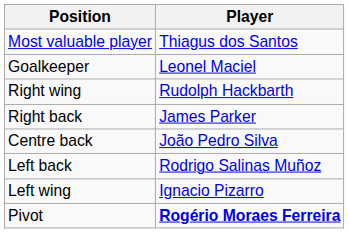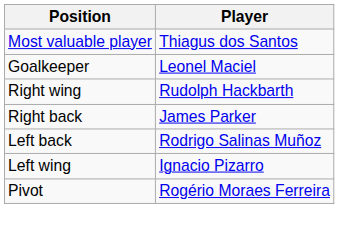- row: (50, 141)
(250, 215) bold -> (245, 191) normal
